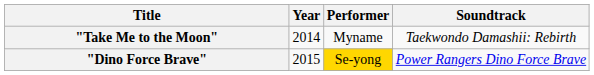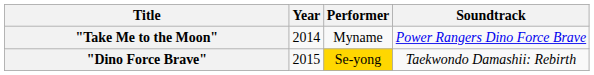(491, 37) Taekwondo Damashii: Rebirth -> (491, 37) Power Rangers Dino Force Brave
(491, 59) Power Rangers Dino Force Brave -> (491, 59) Taekwondo Damashii: Rebirth
